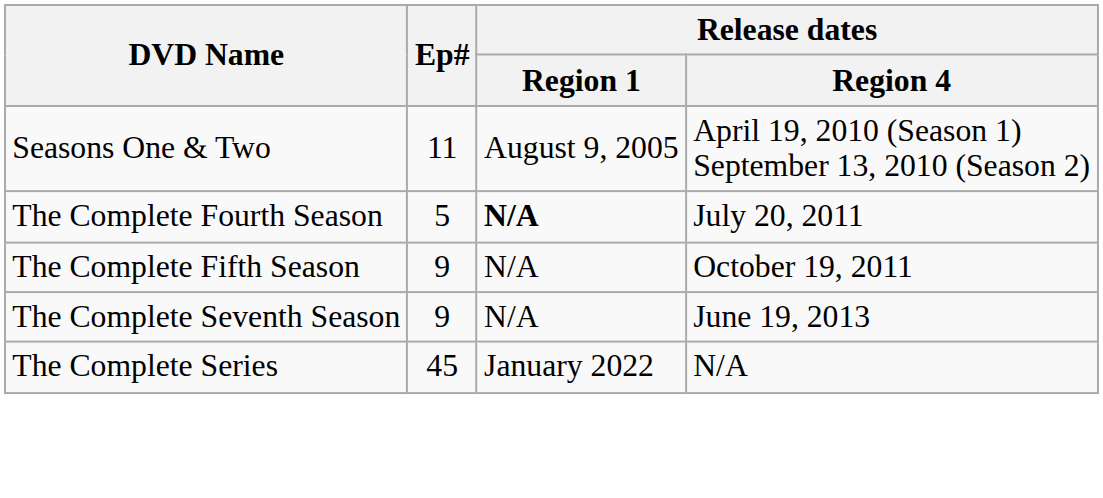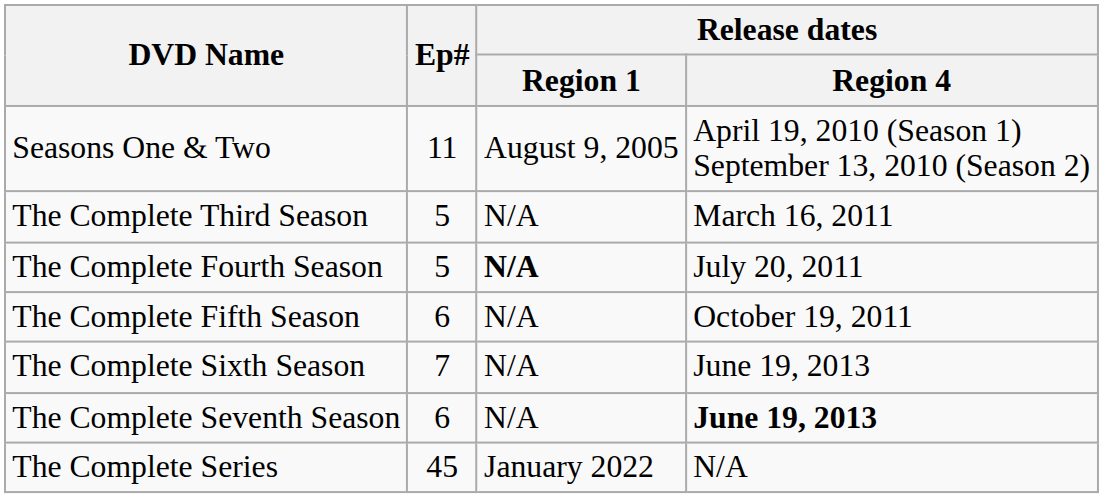+ row: (190, 215)
(442, 266) 9 -> (442, 316) 6
+ row: (189, 366)
(442, 316) 9 -> (442, 416) 6
(782, 316) normal -> (785, 416) bold
